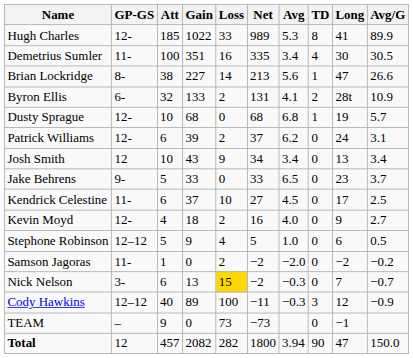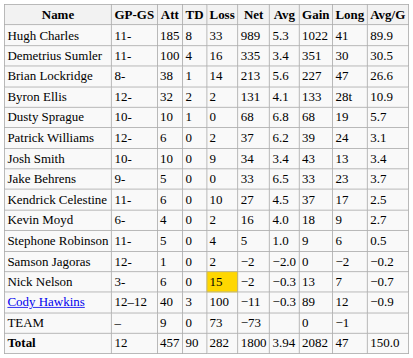columns swapped: (199, 14) <-> (320, 14)
(123, 35) 12- -> (123, 35) 11-
(120, 96) 6- -> (123, 96) 12-
(123, 117) 12- -> (123, 117) 10-
(121, 158) 12 -> (123, 158) 10-
(123, 220) 12- -> (120, 220) 6-
(131, 240) 12–12 -> (123, 240) 11-
(123, 261) 11- -> (123, 261) 12-
